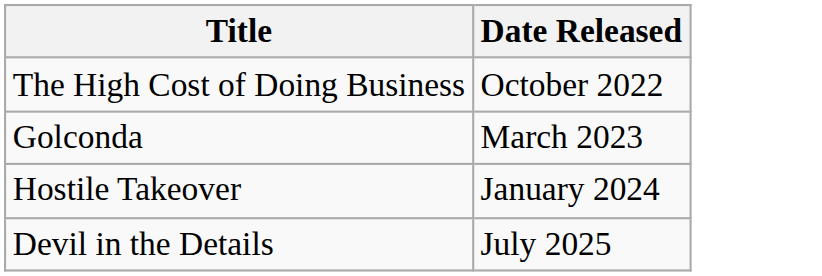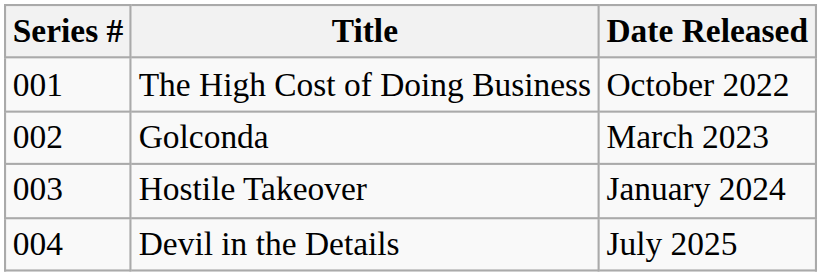+ column: (68, 31)
